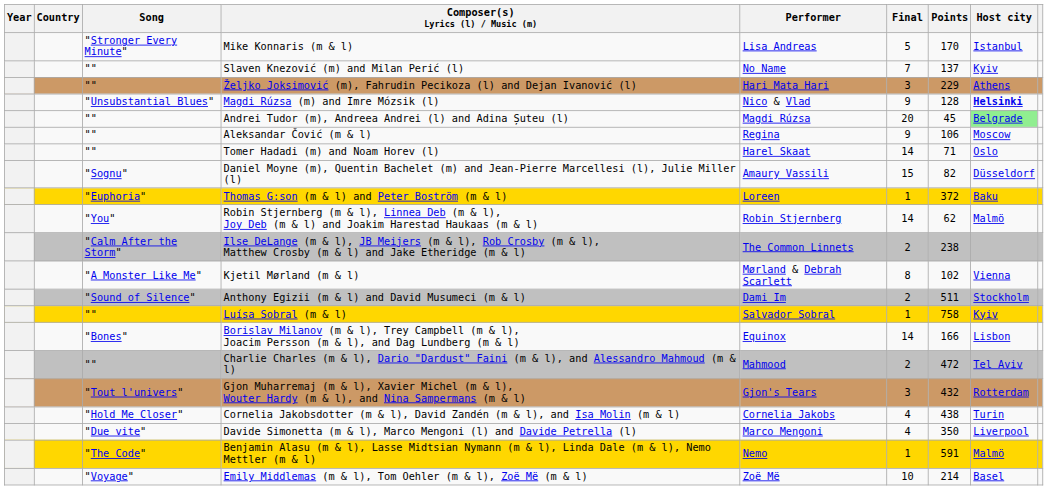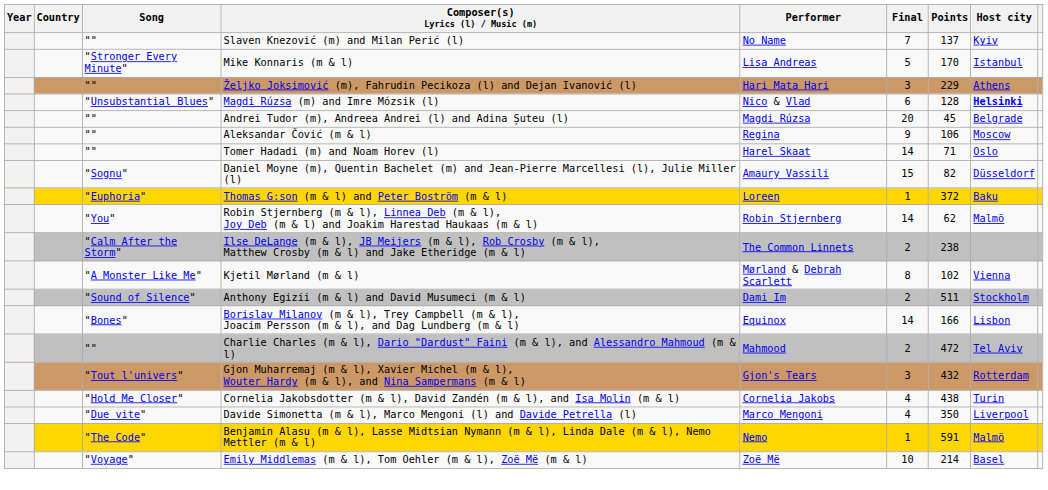rows swapped: (288, 47) <-> (344, 69)
(907, 102) 9 -> (907, 102) 6
(998, 119) lightgreen background -> (998, 119) no background
- row: (285, 314)
